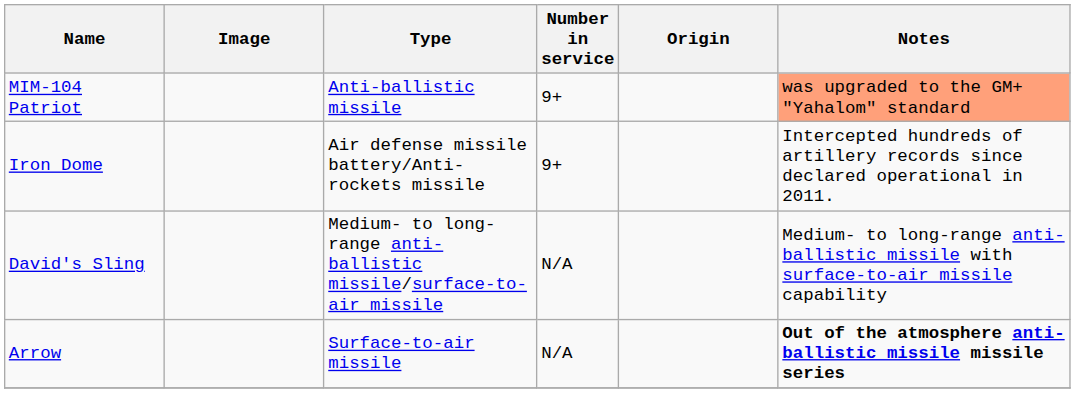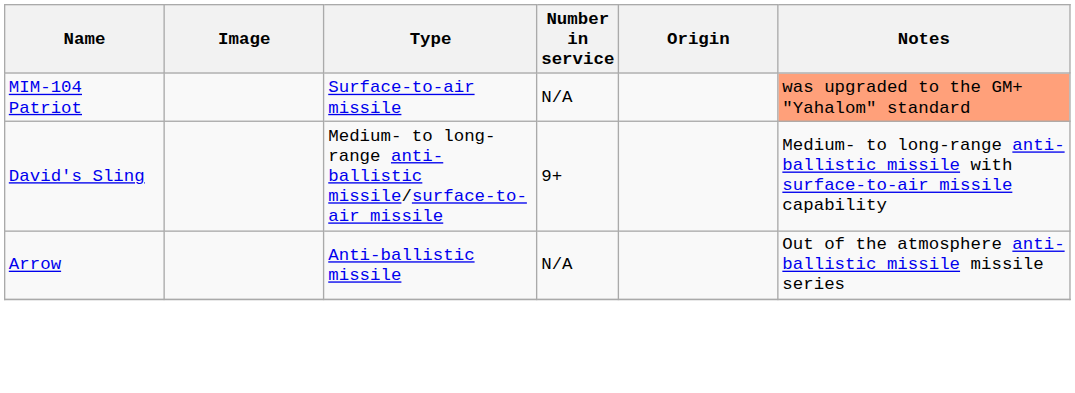(401, 98) Anti-ballistic missile -> (401, 98) Surface-to-air missile
(552, 98) 9+ -> (557, 98) N/A
- row: (56, 166)
(557, 265) N/A -> (552, 176) 9+
(401, 354) Surface-to-air missile -> (401, 265) Anti-ballistic missile
(923, 354) bold -> (923, 265) normal
